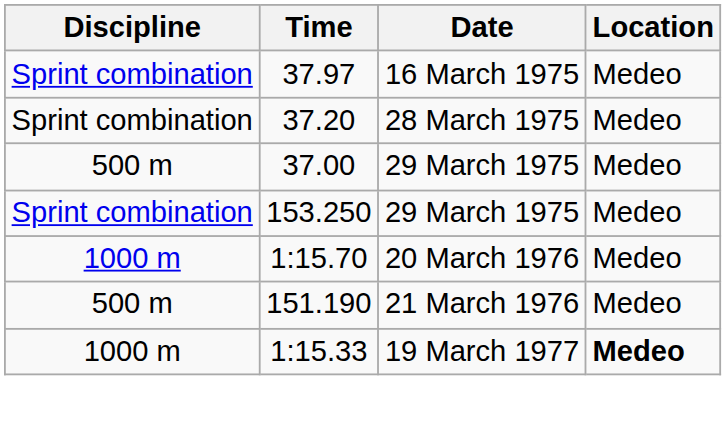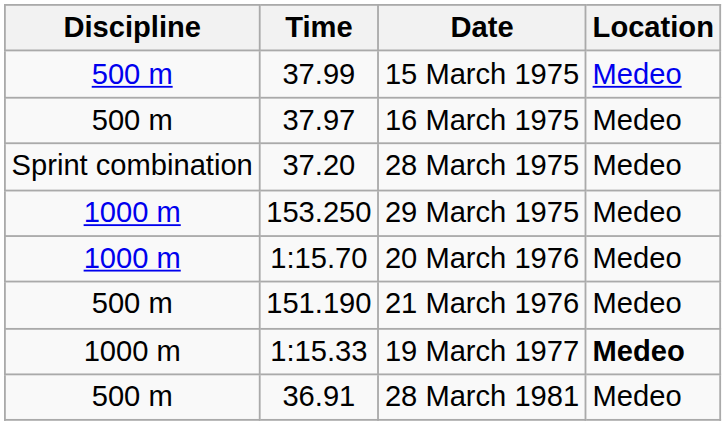+ row: (319, 73)
(132, 73) Sprint combination -> (132, 119) 500 m
- row: (319, 166)
(132, 212) Sprint combination -> (132, 212) 1000 m
+ row: (319, 397)
